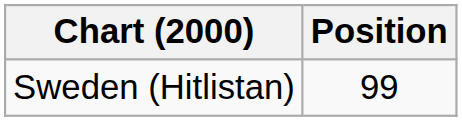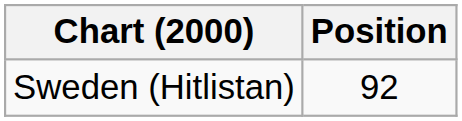(379, 87) 99 -> (379, 87) 92
